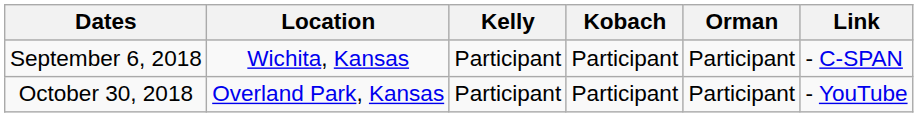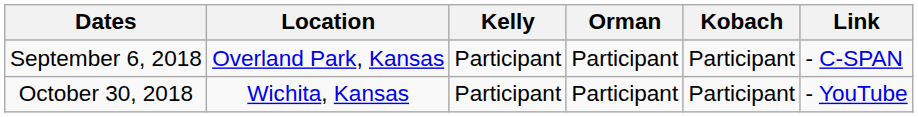columns swapped: (625, 22) <-> (742, 22)
(328, 58) Wichita, Kansas -> (328, 58) Overland Park, Kansas
(328, 93) Overland Park, Kansas -> (328, 93) Wichita, Kansas
